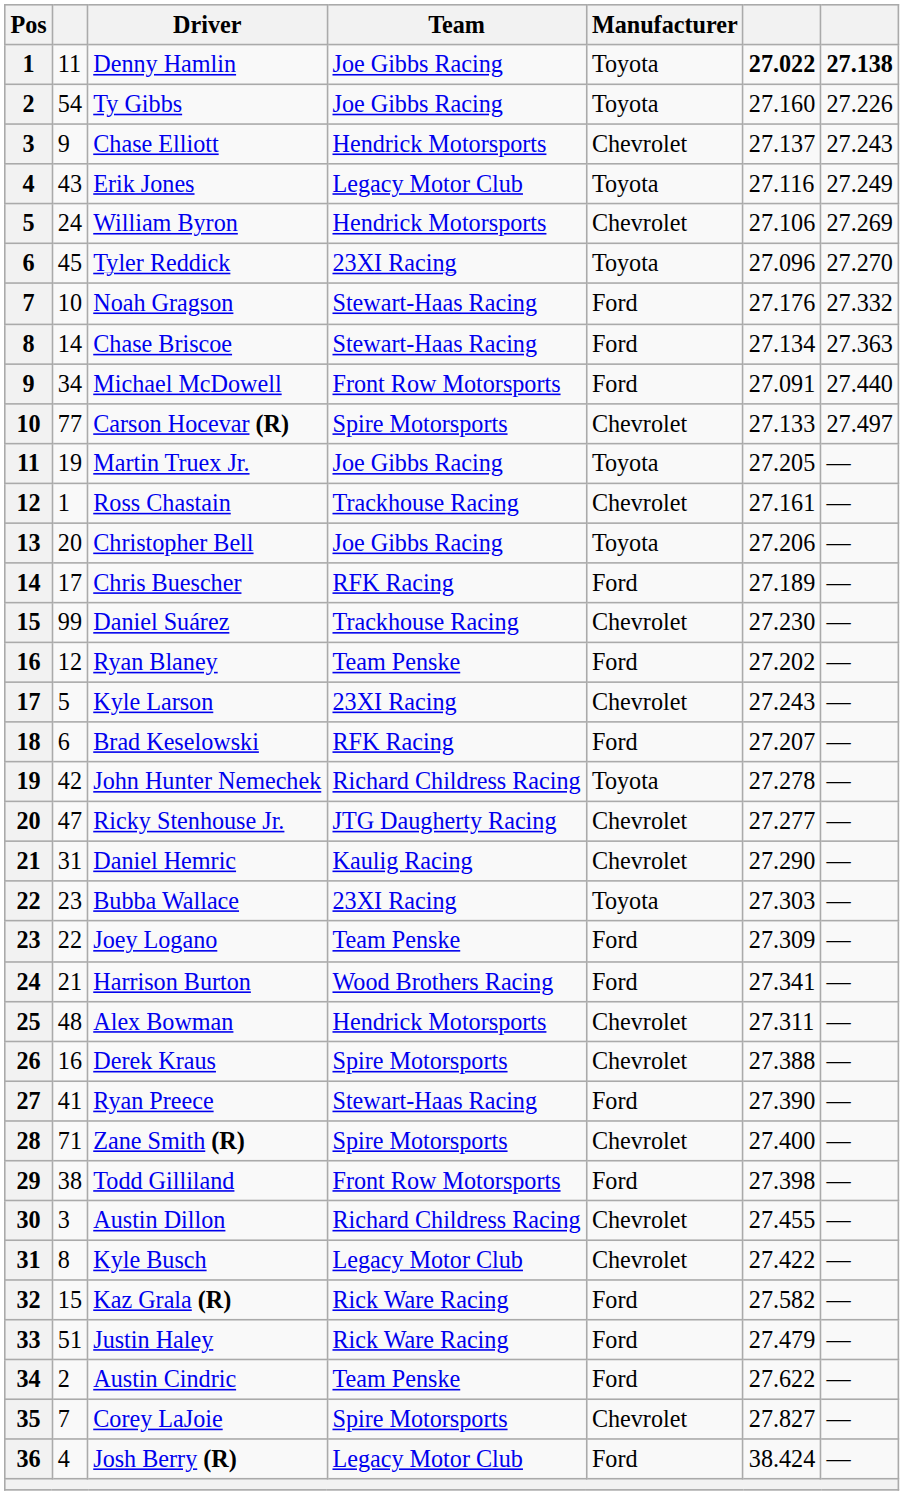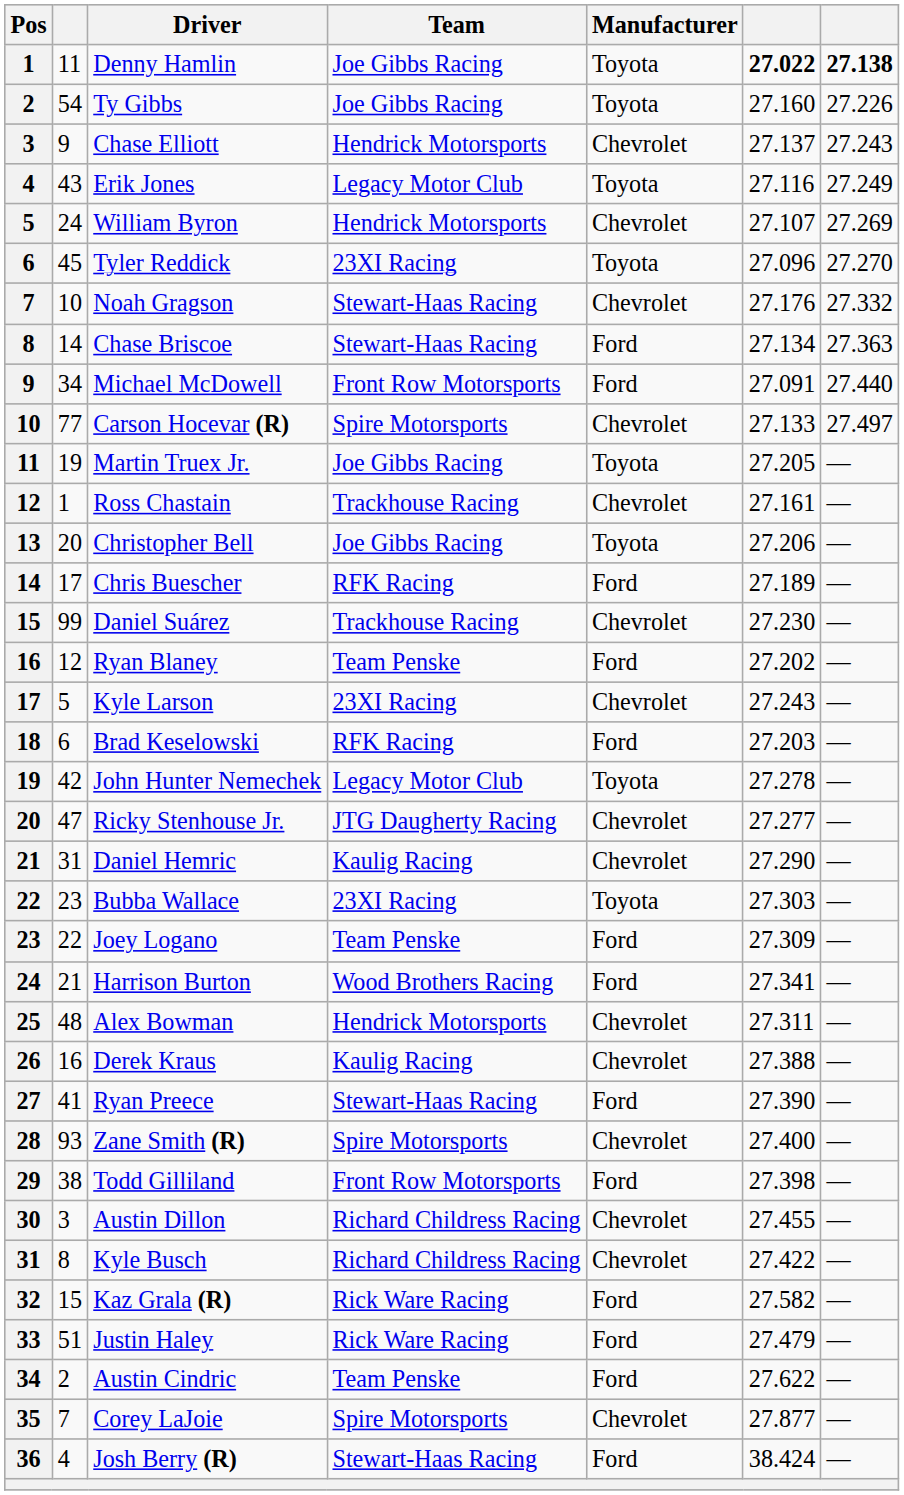(782, 223) 27.106 -> (782, 223) 27.107
(615, 303) Ford -> (639, 303) Chevrolet
(782, 741) 27.207 -> (782, 741) 27.203
(457, 781) Richard Childress Racing -> (428, 781) Legacy Motor Club
(420, 1060) Spire Motorsports -> (403, 1060) Kaulig Racing
(70, 1140) 71 -> (70, 1140) 93
(428, 1259) Legacy Motor Club -> (457, 1259) Richard Childress Racing
(782, 1419) 27.827 -> (782, 1419) 27.877
(428, 1459) Legacy Motor Club -> (435, 1459) Stewart-Haas Racing
